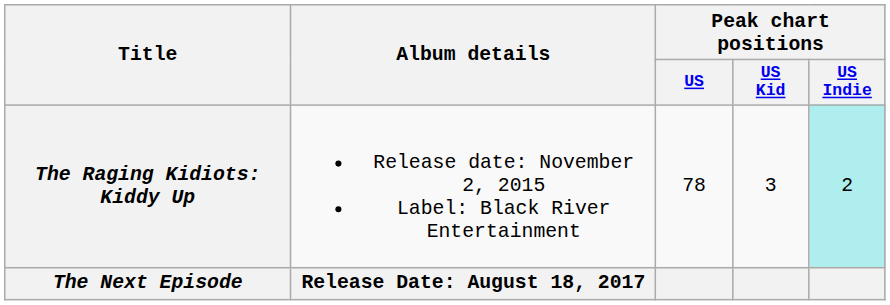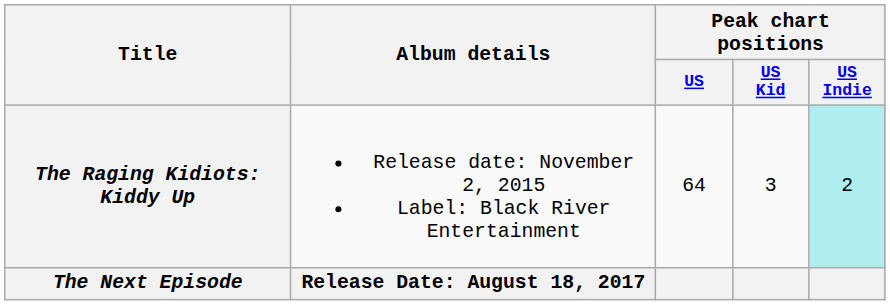(694, 186) 78 -> (694, 186) 64
